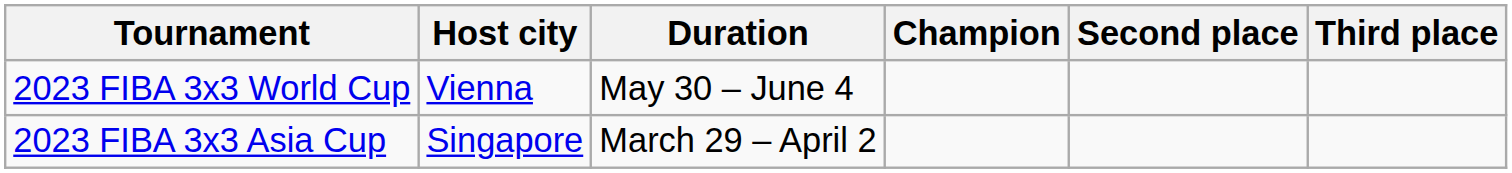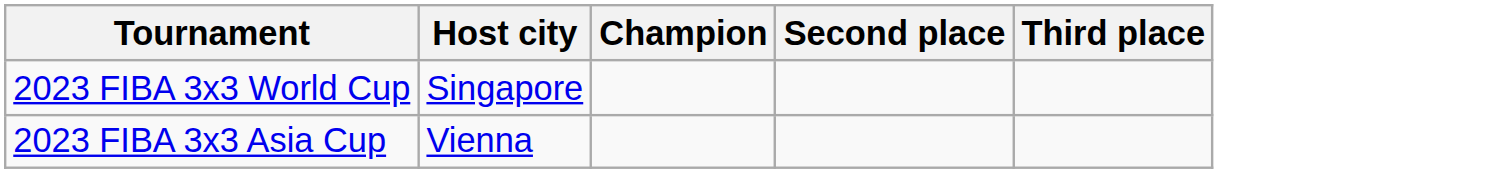- column: (738, 33)
(480, 87) Vienna -> (505, 87) Singapore
(505, 142) Singapore -> (480, 142) Vienna
